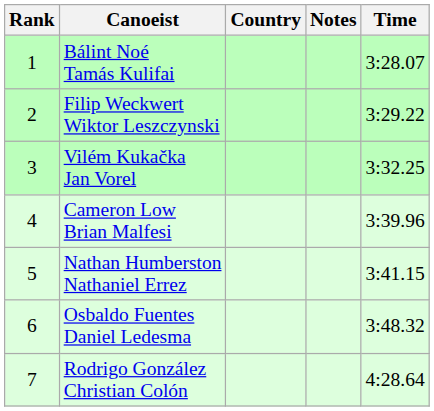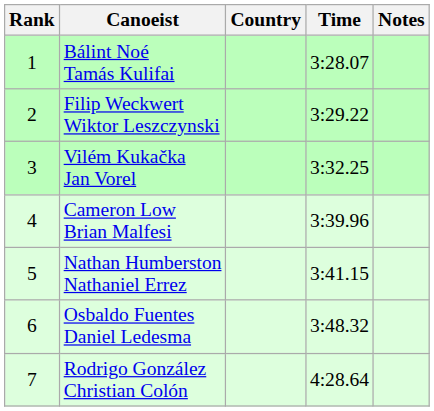columns swapped: (395, 19) <-> (333, 19)
